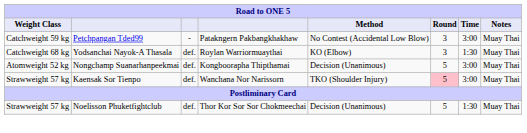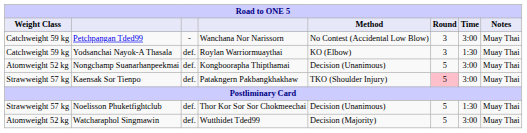(249, 38) Patakngern Pakbangkhakhaw -> (242, 38) Wanchana Nor Narissorn
(38, 52) Catchweight 68 kg -> (38, 52) Catchweight 59 kg
(242, 79) Wanchana Nor Narissorn -> (249, 79) Patakngern Pakbangkhakhaw
+ row: (116, 120)
